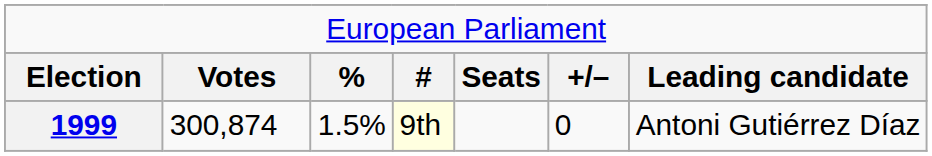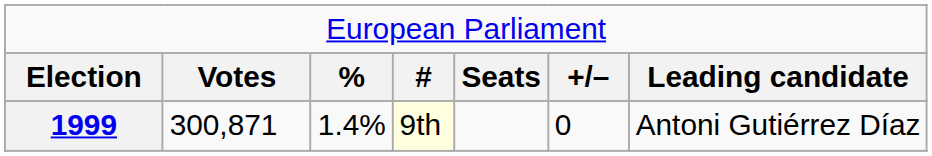(224, 124) 300,874 -> (224, 124) 300,871
(352, 124) 1.5% -> (352, 124) 1.4%
